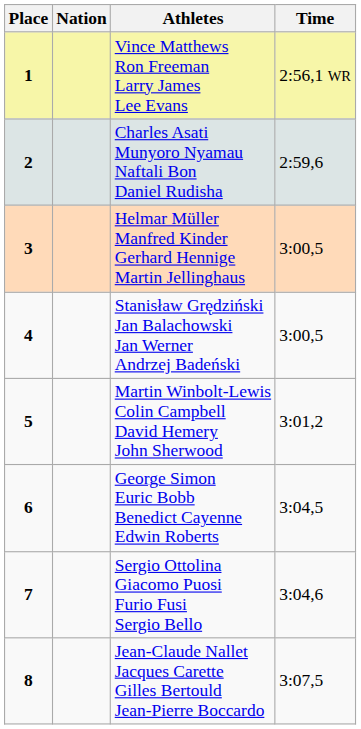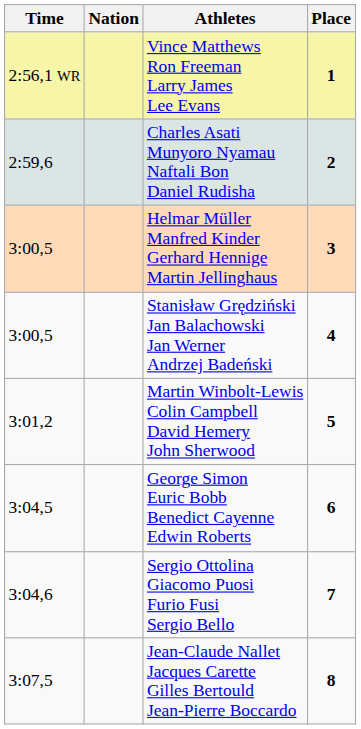columns swapped: (28, 18) <-> (315, 18)
